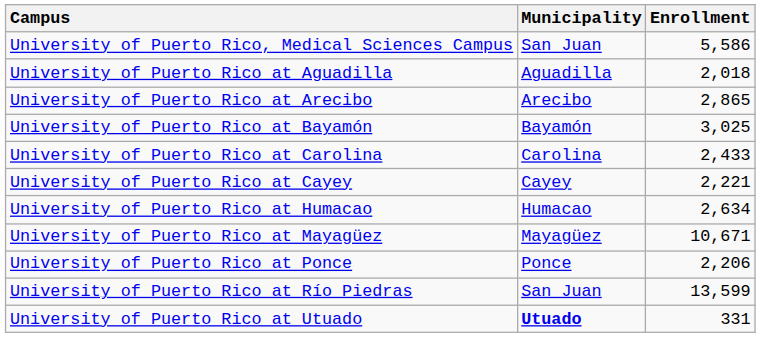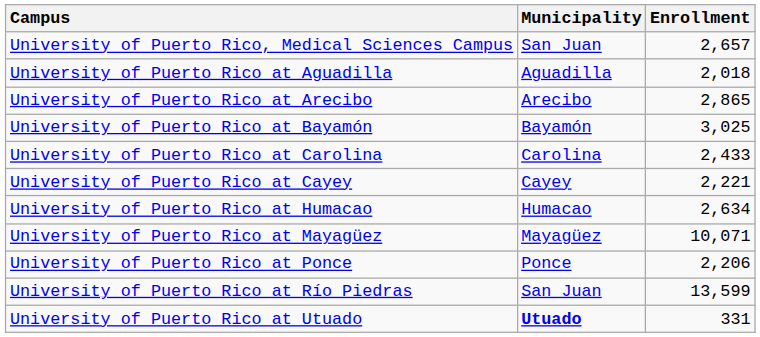(725, 46) 5,586 -> (725, 46) 2,657
(720, 237) 10,671 -> (720, 237) 10,071
